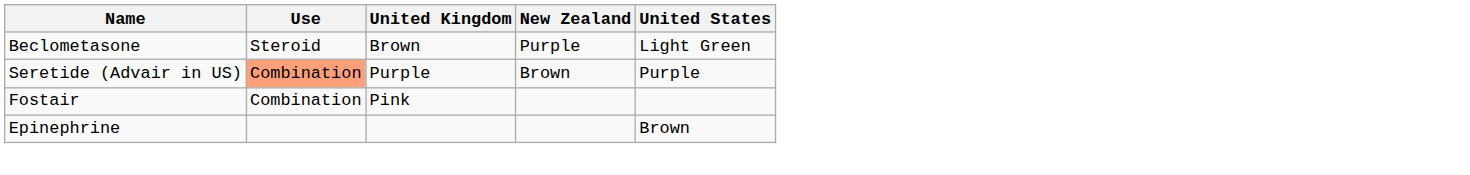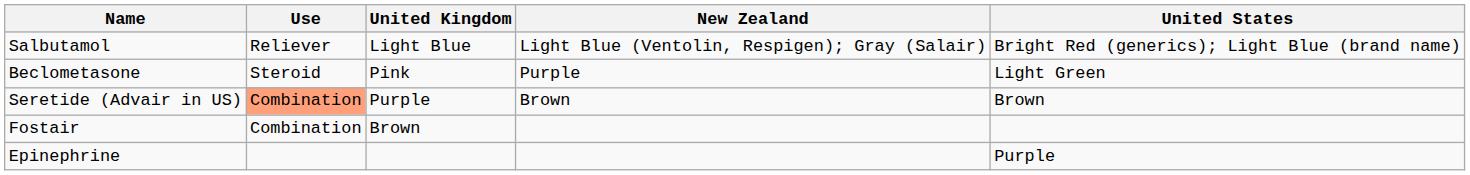+ row: (59, 46)
(395, 46) Brown -> (390, 74) Pink
(670, 74) Purple -> (1020, 101) Brown
(390, 101) Pink -> (395, 129) Brown
(665, 129) Brown -> (1025, 156) Purple
